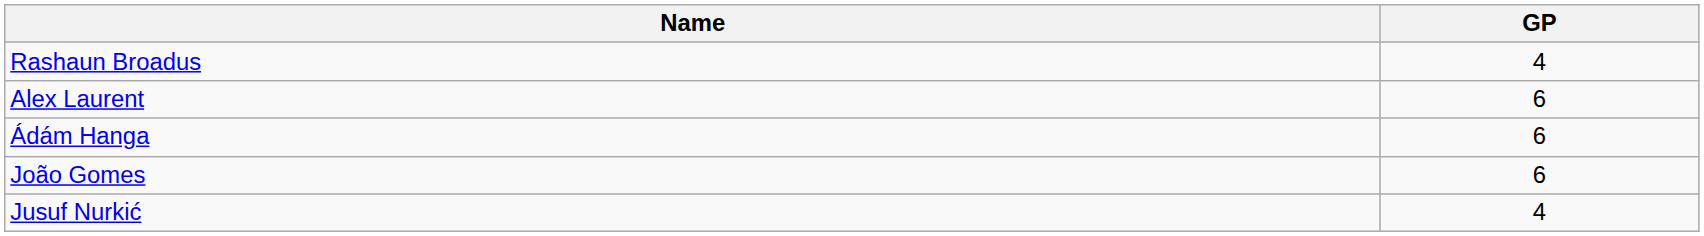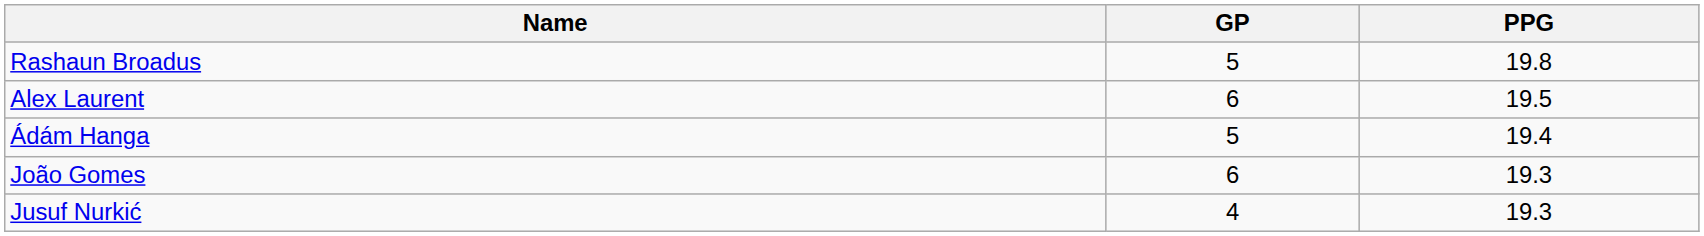+ column: (1529, 23)
(1539, 61) 4 -> (1233, 61) 5
(1539, 136) 6 -> (1233, 136) 5
